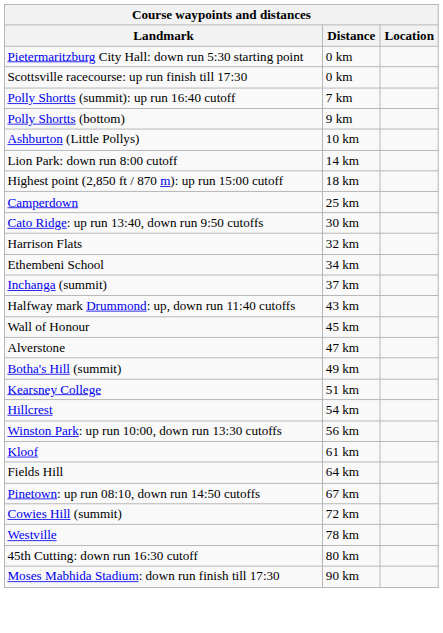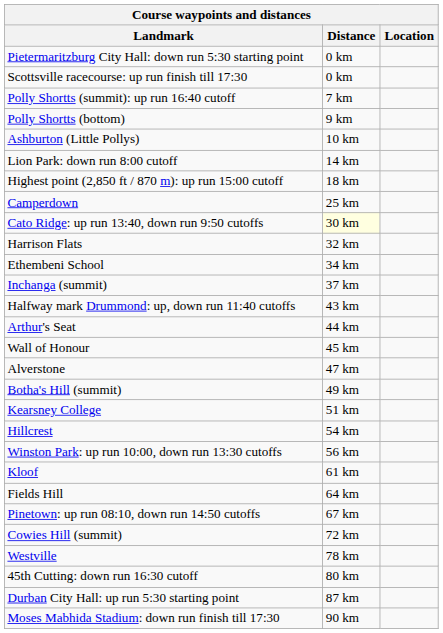(342, 222) no background -> (342, 222) lightyellow background
+ row: (42, 327)
+ row: (123, 597)
